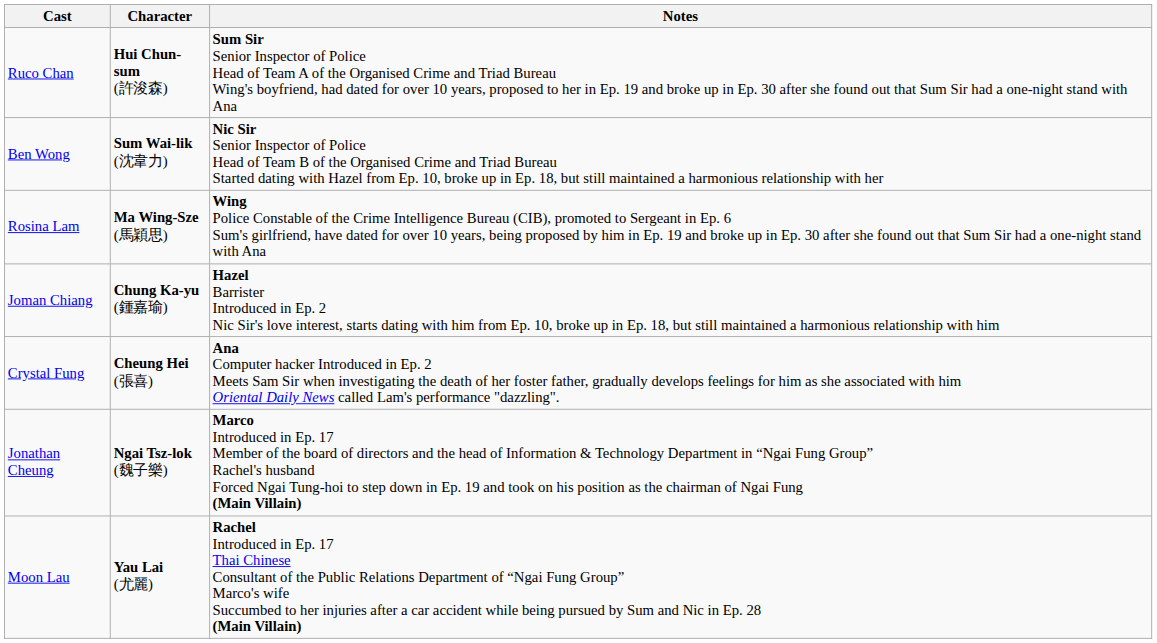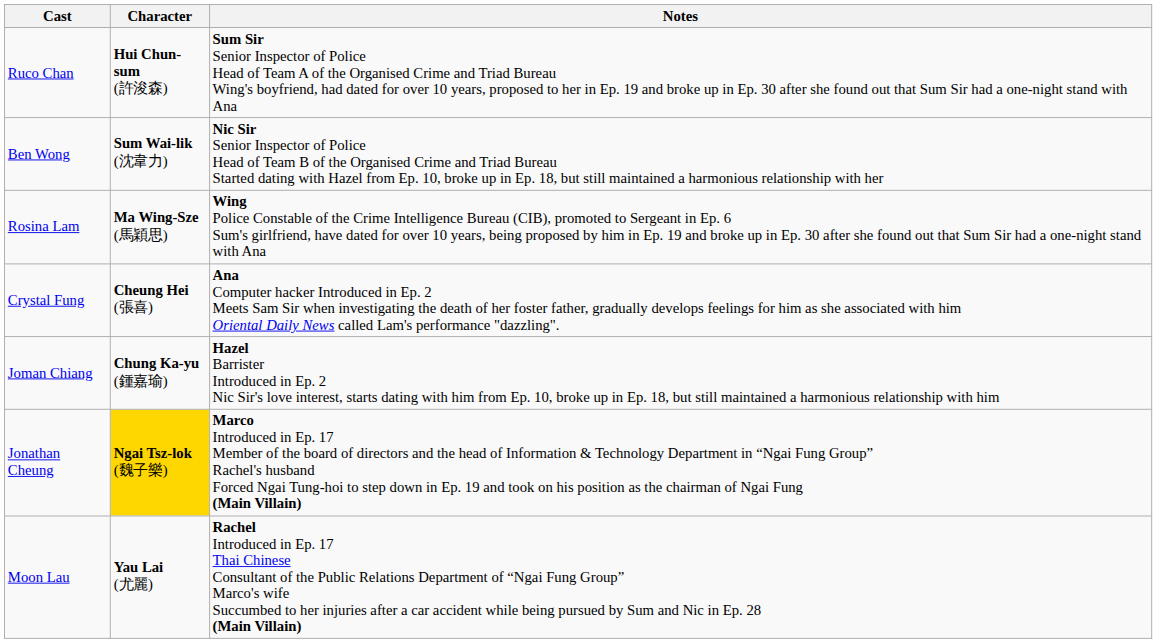rows swapped: (46, 373) <-> (50, 299)
(153, 461) no background -> (153, 461) gold background
